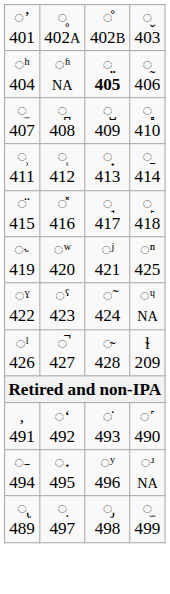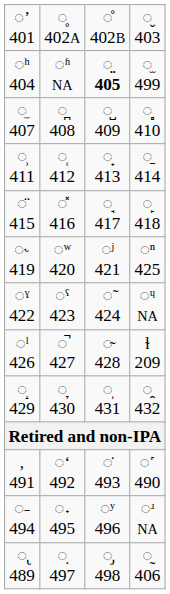(147, 74) ◌̰ 406 -> (147, 74) ◌̫ 499
+ row: (22, 398)
(147, 518) ◌̫ 499 -> (147, 565) ◌̰ 406
